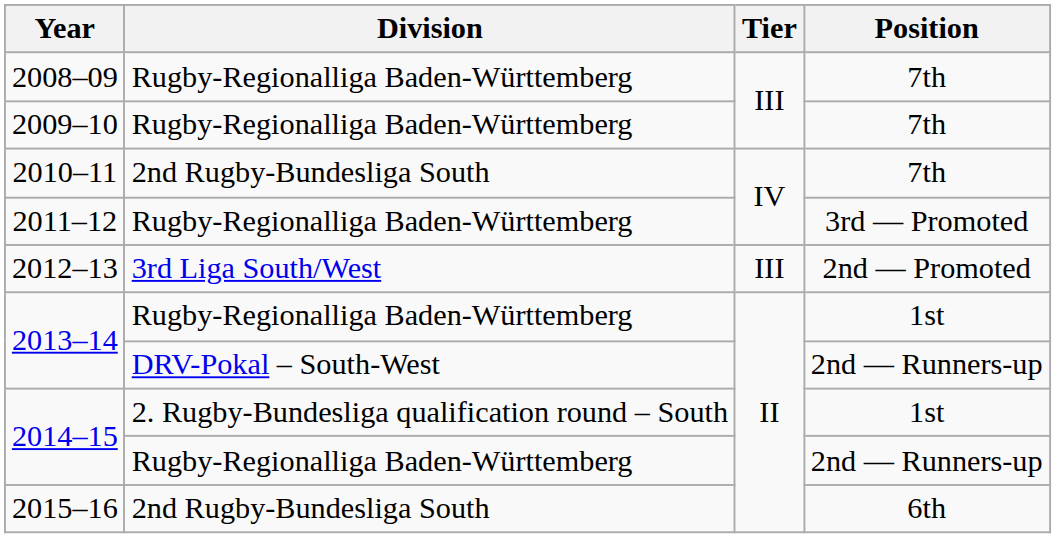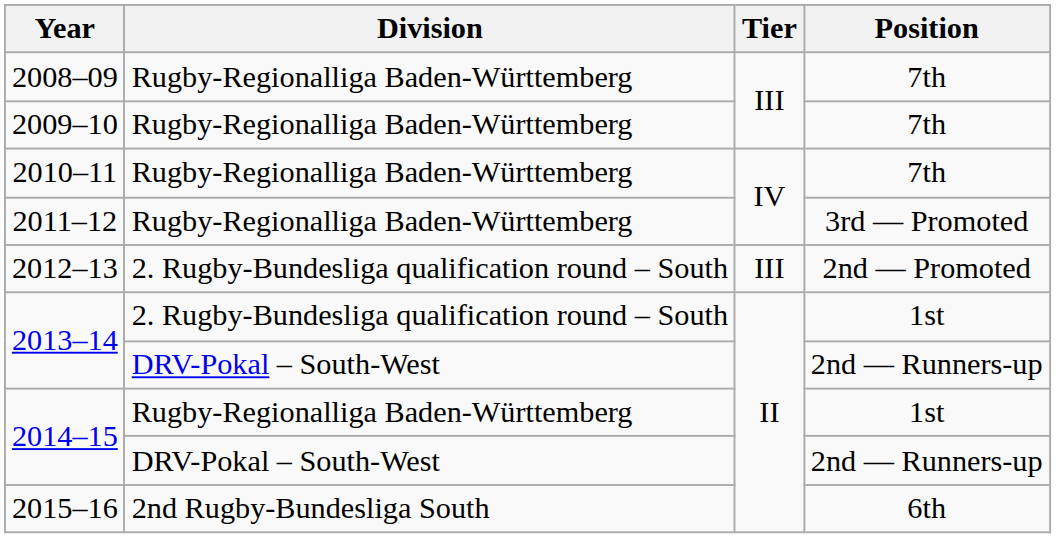(311, 172) 2nd Rugby-Bundesliga South -> (382, 172) Rugby-Regionalliga Baden-Württemberg
(256, 268) 3rd Liga South/West -> (430, 268) 2. Rugby-Bundesliga qualification round – South
(382, 316) Rugby-Regionalliga Baden-Württemberg -> (430, 316) 2. Rugby-Bundesliga qualification round – South
(430, 412) 2. Rugby-Bundesliga qualification round – South -> (382, 412) Rugby-Regionalliga Baden-Württemberg
(382, 460) Rugby-Regionalliga Baden-Württemberg -> (286, 460) DRV-Pokal – South-West
